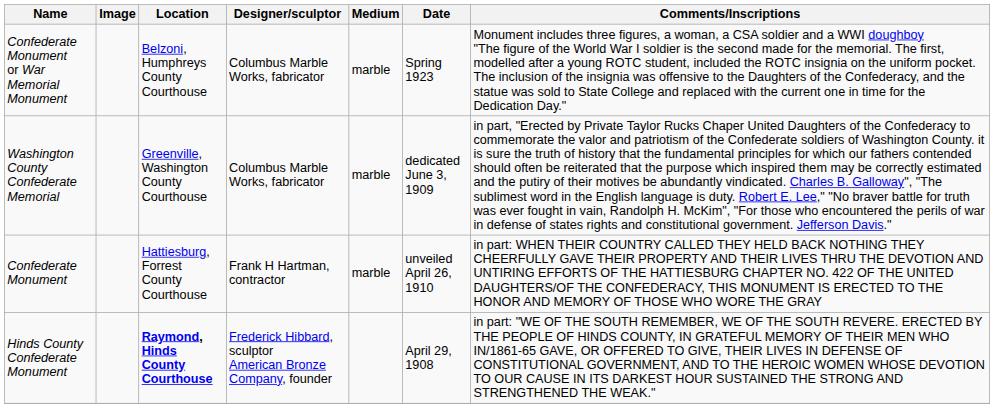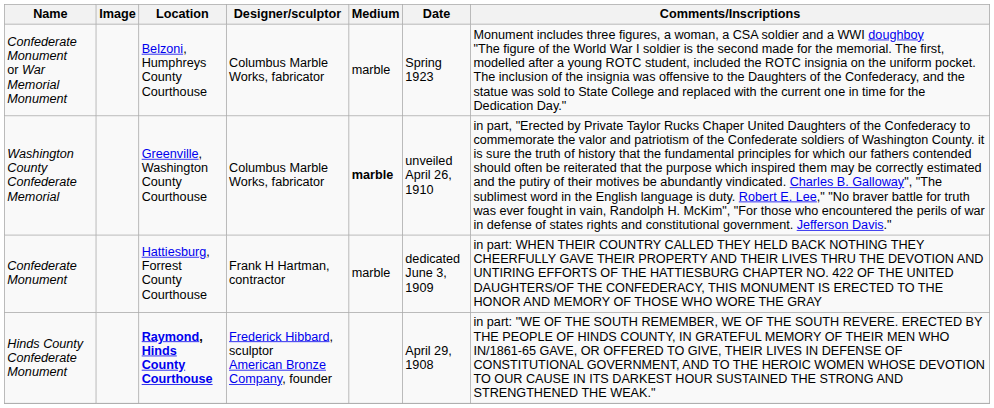(371, 175) normal -> (372, 175) bold
(433, 175) dedicated June 3, 1909 -> (429, 175) unveiled April 26, 1910
(429, 273) unveiled April 26, 1910 -> (433, 273) dedicated June 3, 1909
